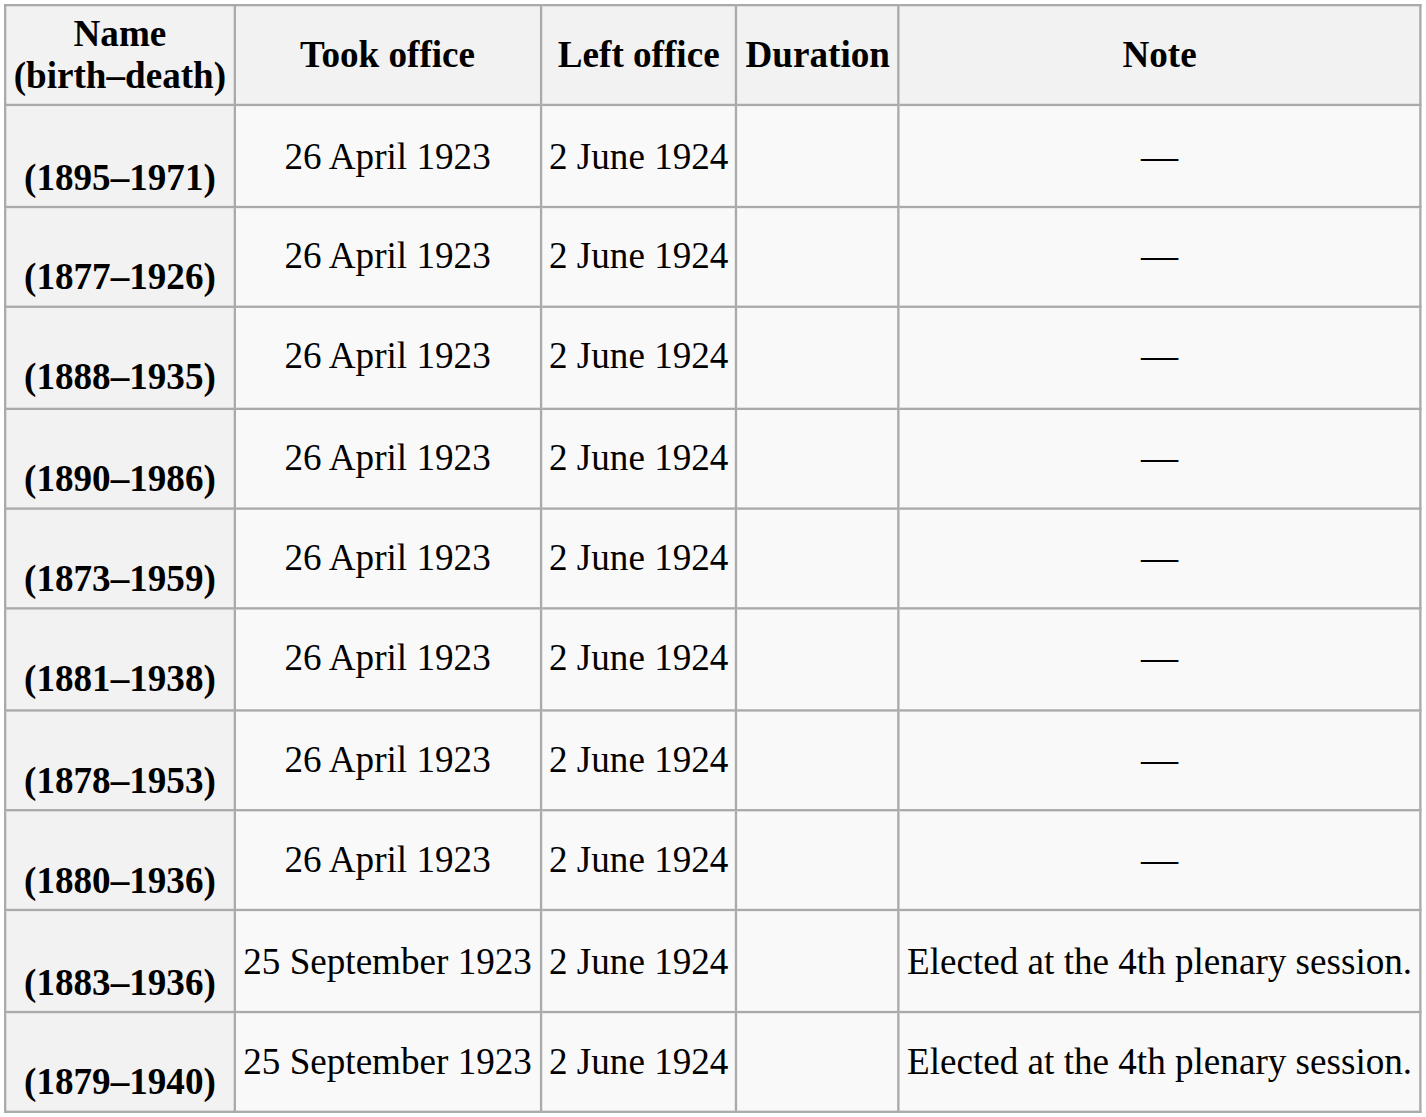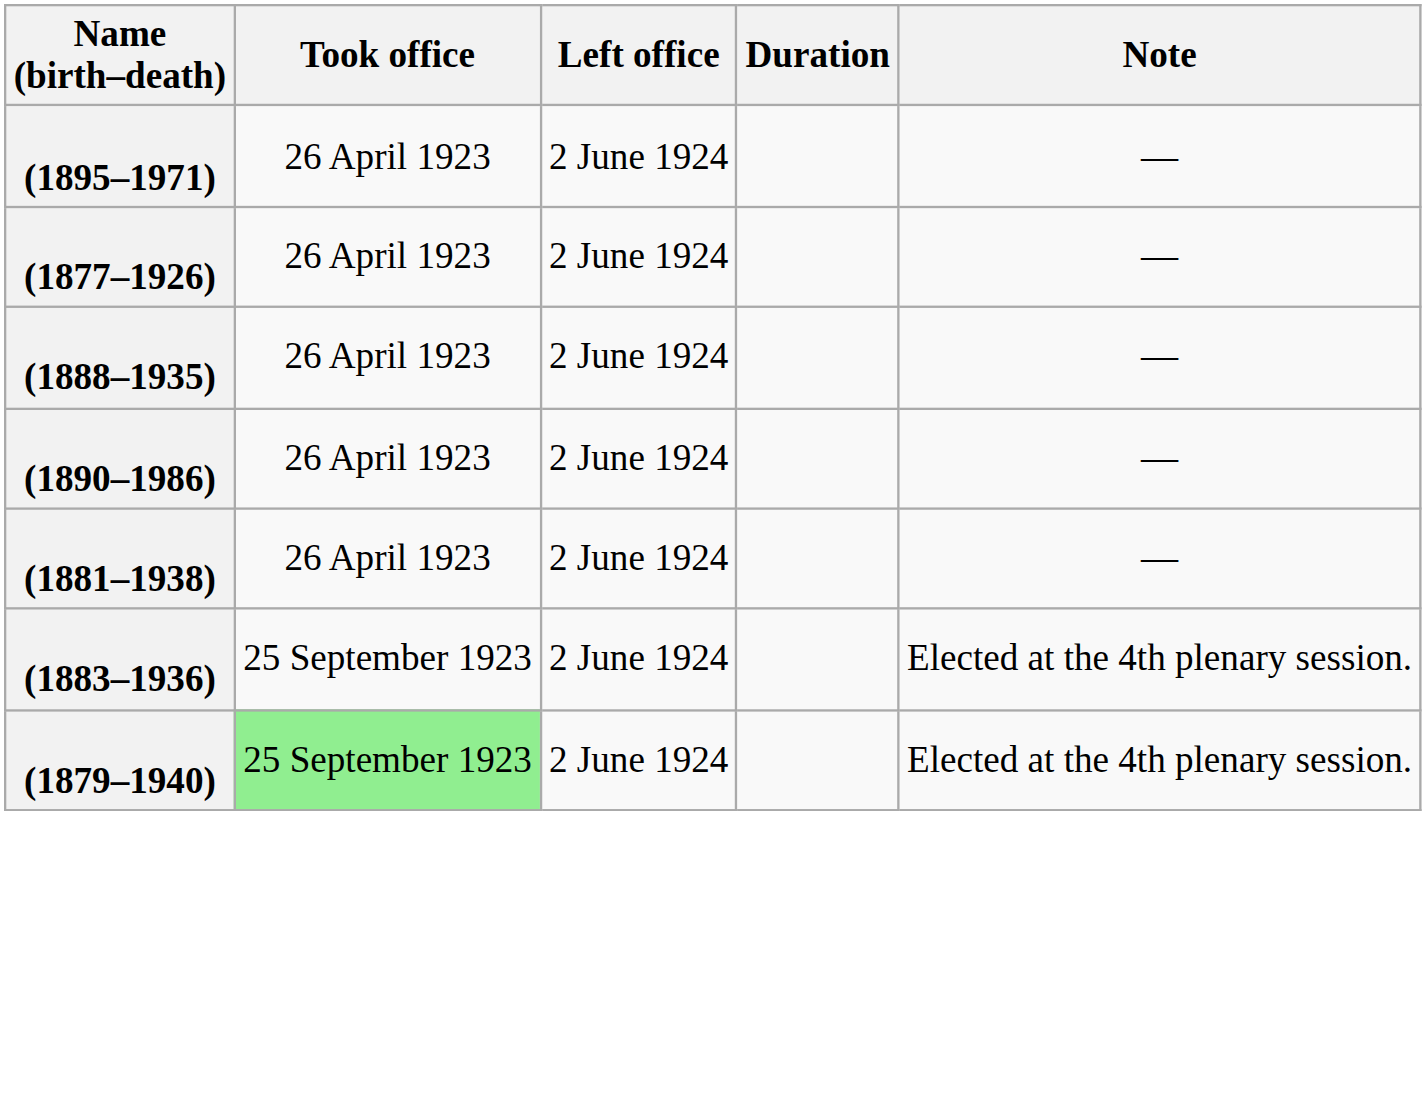- row: (120, 578)
- row: (120, 780)
- row: (120, 880)
(388, 1061) no background -> (388, 759) lightgreen background
